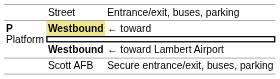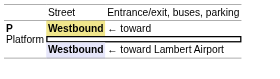(76, 50) no background -> (76, 50) lavender background
- row: (190, 66)
